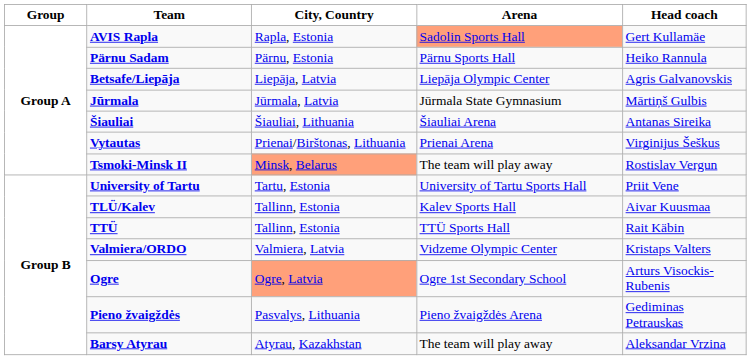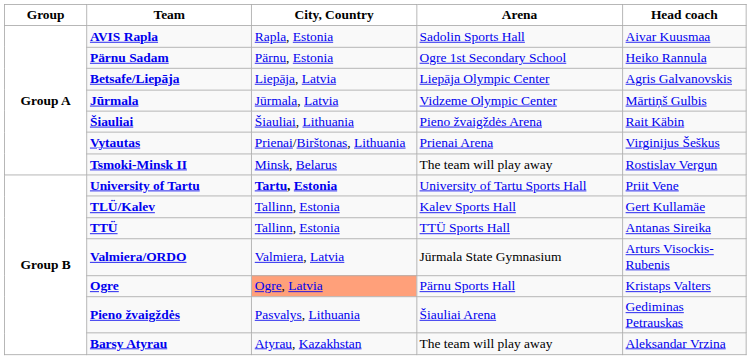(472, 36) lightsalmon background -> (472, 36) no background
(665, 36) Gert Kullamäe -> (668, 36) Aivar Kuusmaa
(467, 57) Pärnu Sports Hall -> (493, 57) Ogre 1st Secondary School
(490, 100) Jūrmala State Gymnasium -> (488, 100) Vidzeme Olympic Center
(458, 121) Šiauliai Arena -> (481, 121) Pieno žvaigždės Arena
(668, 121) Antanas Sireika -> (655, 121) Rait Käbin
(296, 164) lightsalmon background -> (296, 164) no background
(292, 185) normal -> (296, 185) bold
(668, 206) Aivar Kuusmaa -> (665, 206) Gert Kullamäe
(655, 228) Rait Käbin -> (668, 228) Antanas Sireika
(488, 249) Vidzeme Olympic Center -> (490, 257) Jūrmala State Gymnasium
(668, 249) Kristaps Valters -> (670, 257) Arturs Visockis-Rubenis
(493, 278) Ogre 1st Secondary School -> (467, 286) Pärnu Sports Hall
(670, 278) Arturs Visockis-Rubenis -> (668, 286) Kristaps Valters
(481, 314) Pieno žvaigždės Arena -> (458, 314) Šiauliai Arena
